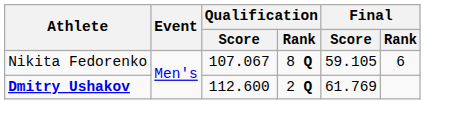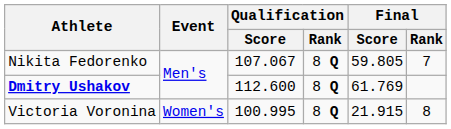(351, 62) 59.105 -> (377, 62) 59.805
(400, 62) 6 -> (427, 62) 7
(299, 87) 2 Q -> (325, 87) 8 Q
+ row: (82, 111)
